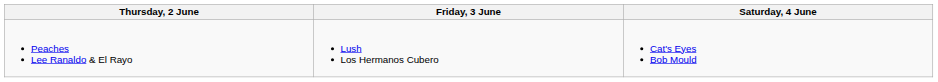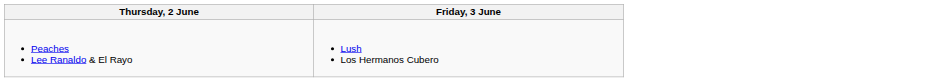- column: (778, 12)
